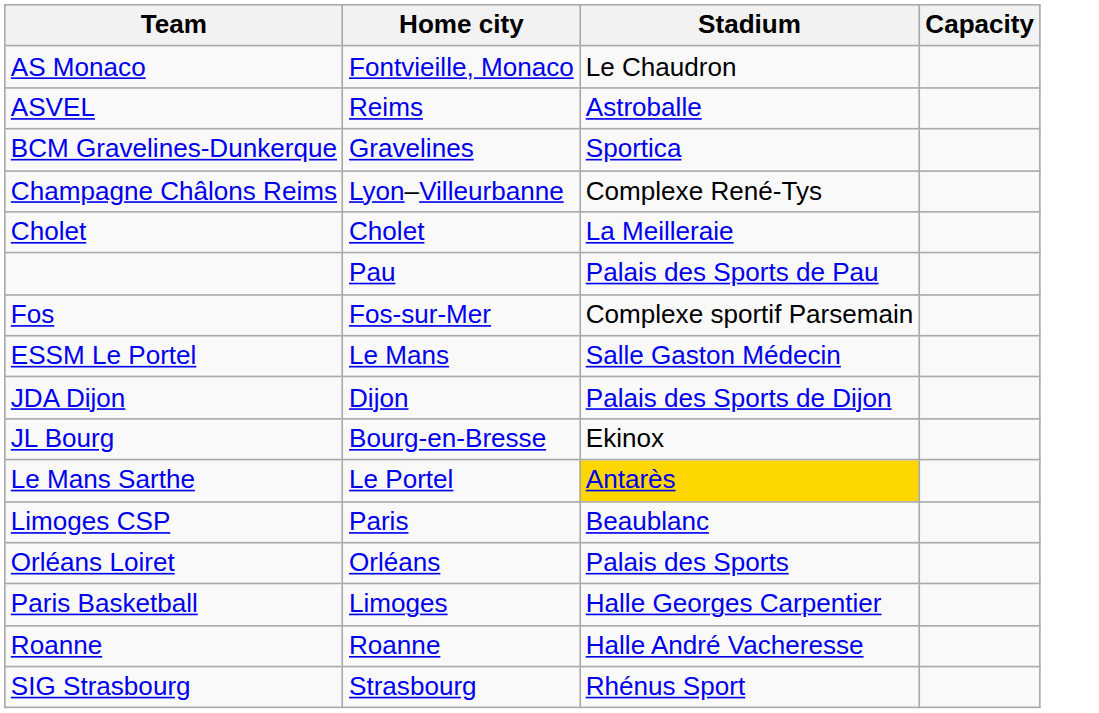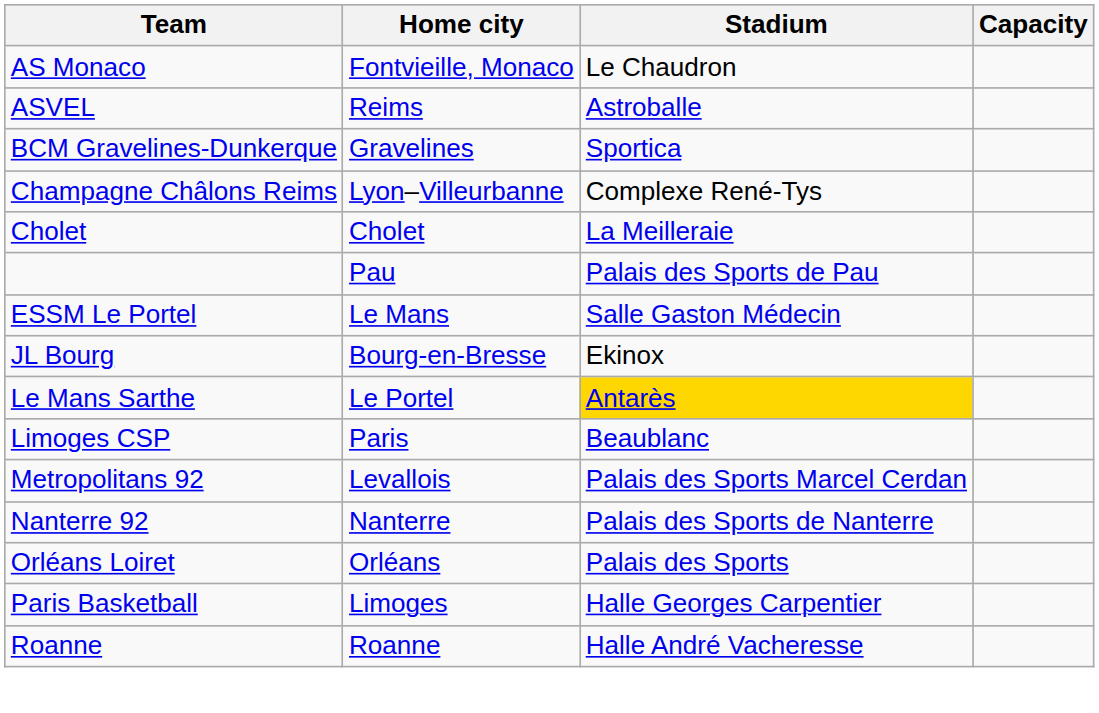- row: (33, 314)
- row: (68, 397)
+ row: (107, 480)
+ row: (80, 521)
- row: (101, 686)
